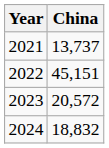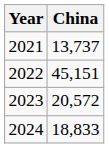(75, 128) 18,832 -> (75, 128) 18,833
